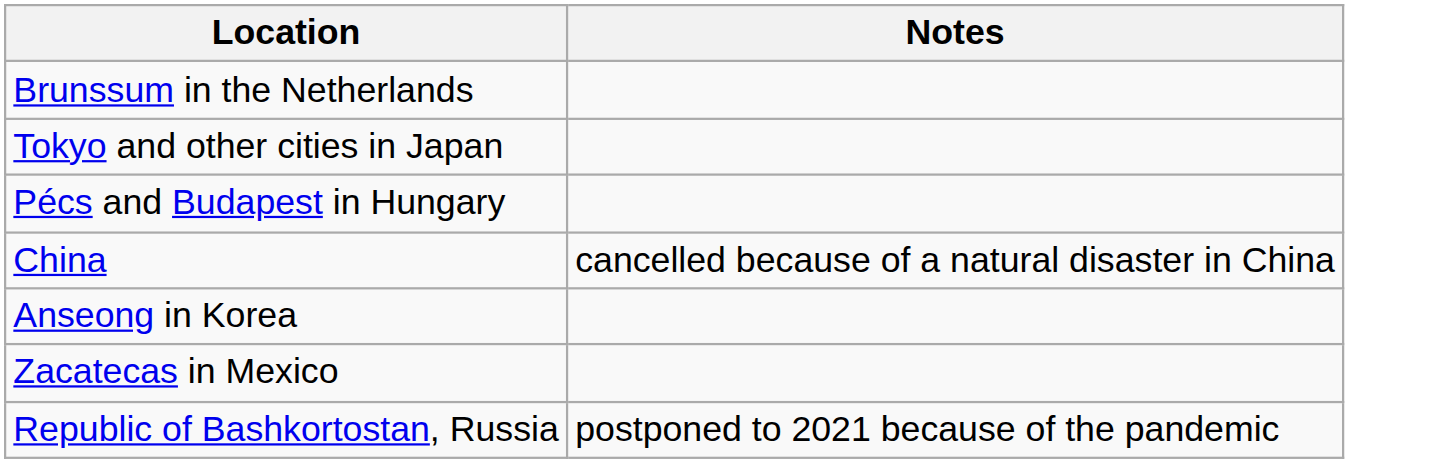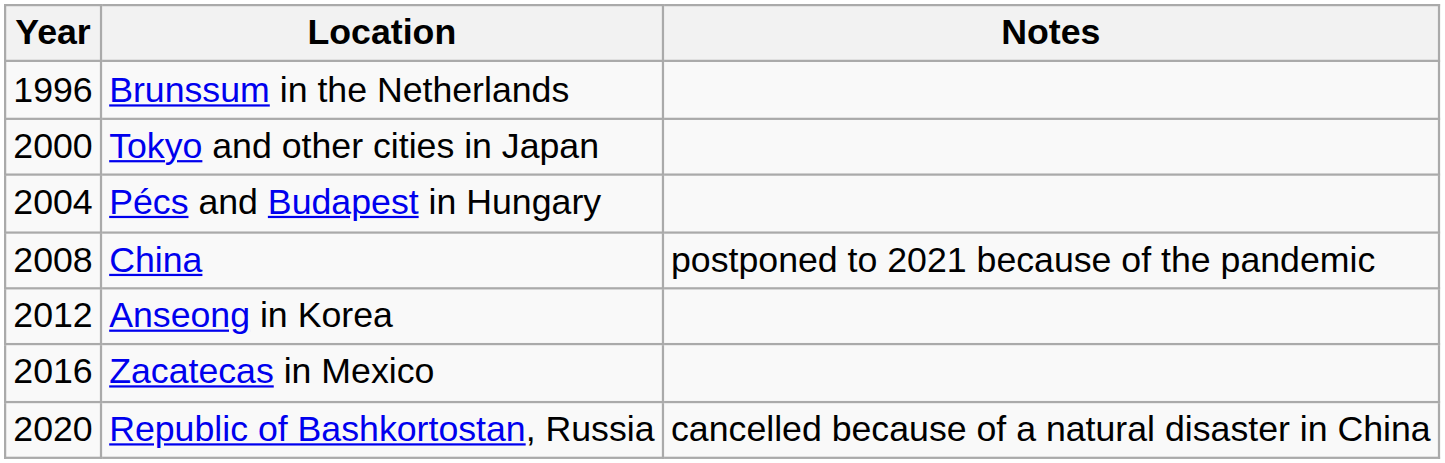+ column: (53, 32)
(955, 259) cancelled because of a natural disaster in China -> (1023, 259) postponed to 2021 because of the pandemic
(927, 428) postponed to 2021 because of the pandemic -> (1051, 428) cancelled because of a natural disaster in China
